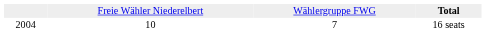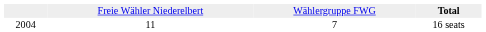(150, 24) 10 -> (150, 24) 11
